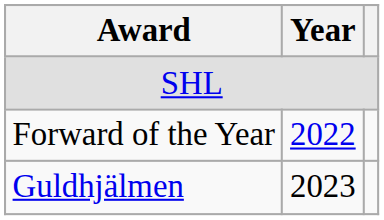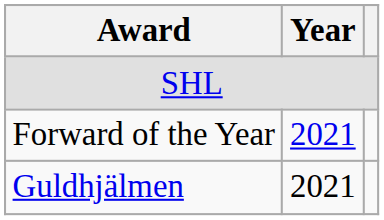(323, 134) 2022 -> (323, 134) 2021
(323, 186) 2023 -> (323, 186) 2021
